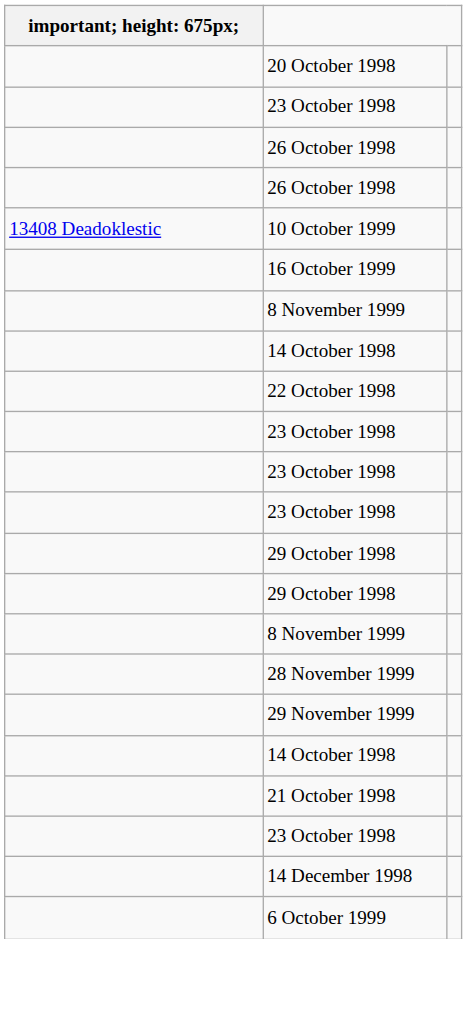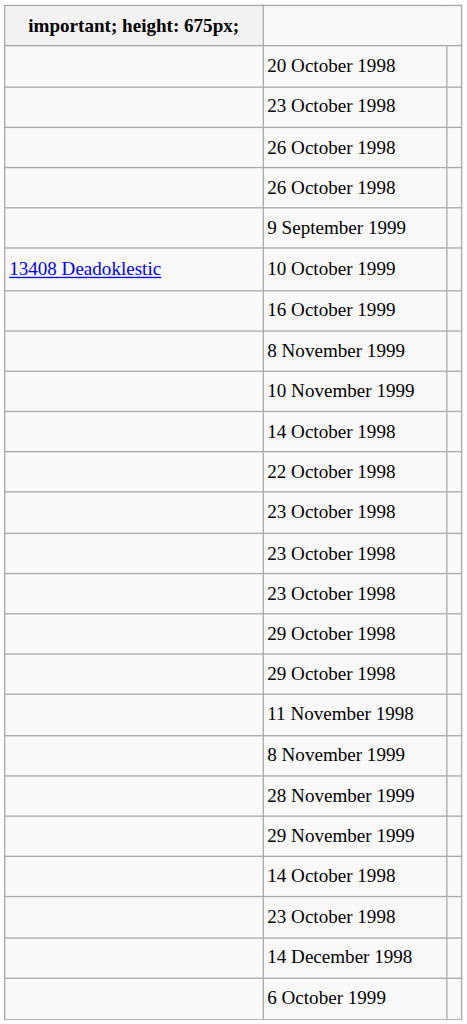+ row: (134, 228)
+ row: (134, 391)
+ row: (134, 715)
- row: (134, 796)
